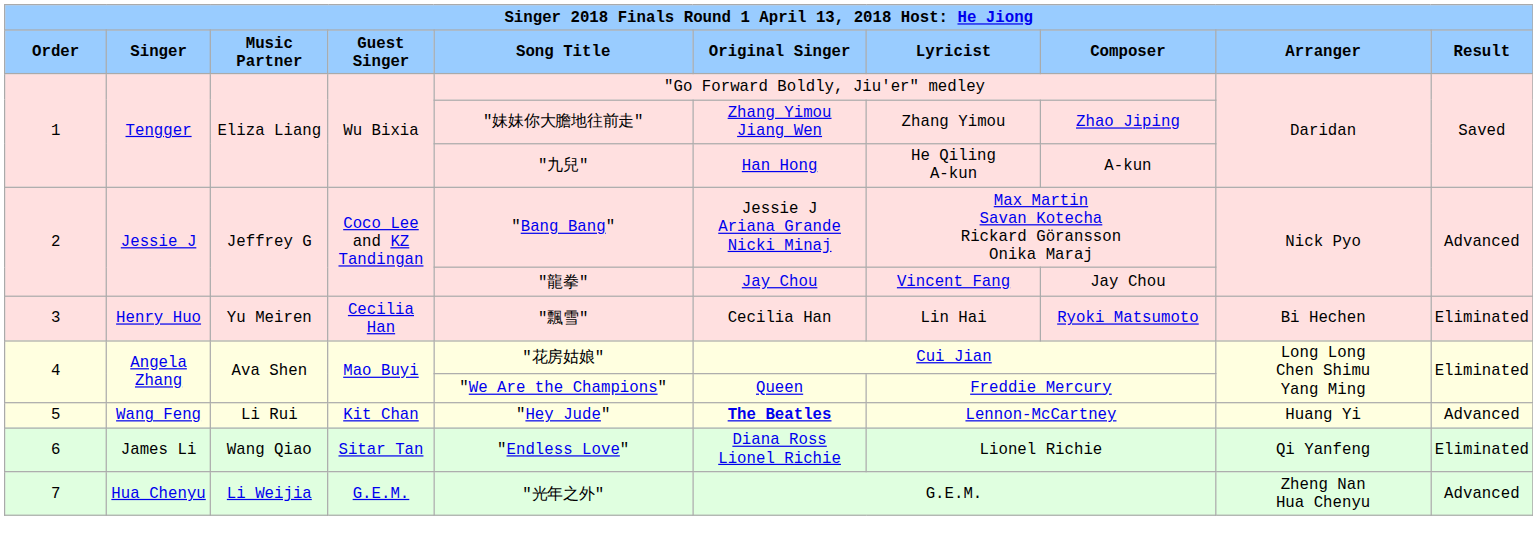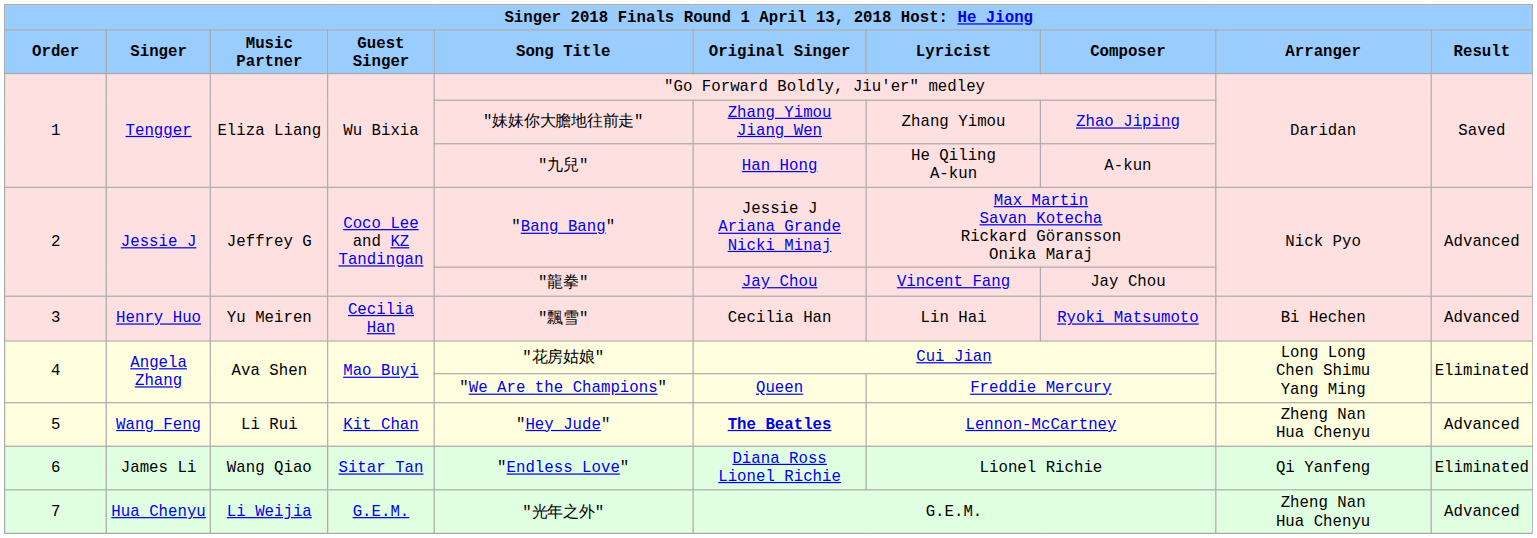(1482, 318) Eliminated -> (1482, 318) Advanced
(1323, 415) Huang Yi -> (1323, 424) Zheng Nan Hua Chenyu
